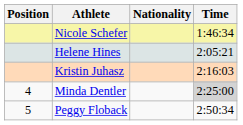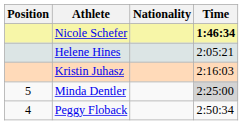(215, 33) normal -> (216, 33) bold
(28, 91) 4 -> (28, 91) 5
(28, 110) 5 -> (28, 110) 4
